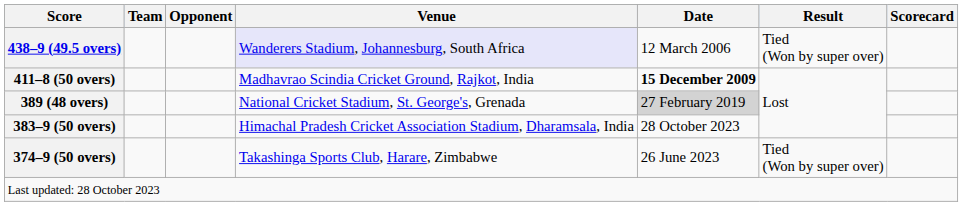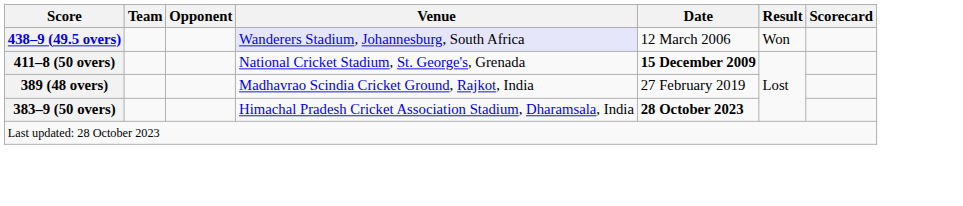(823, 47) Tied (Won by super over) -> (776, 39) Won
(386, 79) Madhavrao Scindia Cricket Ground, Rajkot, India -> (382, 62) National Cricket Stadium, St. George's, Grenada
(382, 102) National Cricket Stadium, St. George's, Grenada -> (386, 86) Madhavrao Scindia Cricket Ground, Rajkot, India
(693, 102) lightgrey background -> (693, 86) no background
(690, 126) normal -> (692, 109) bold
- row: (64, 157)
